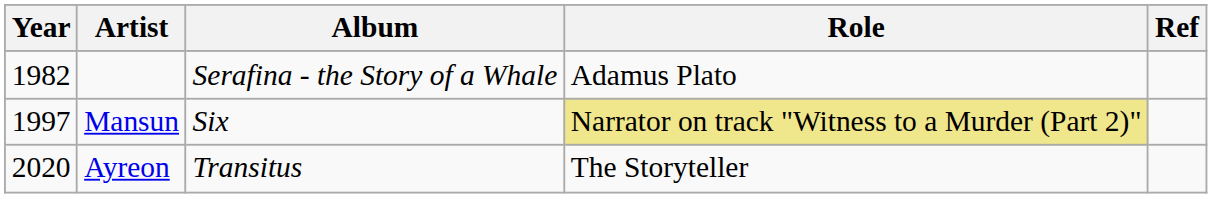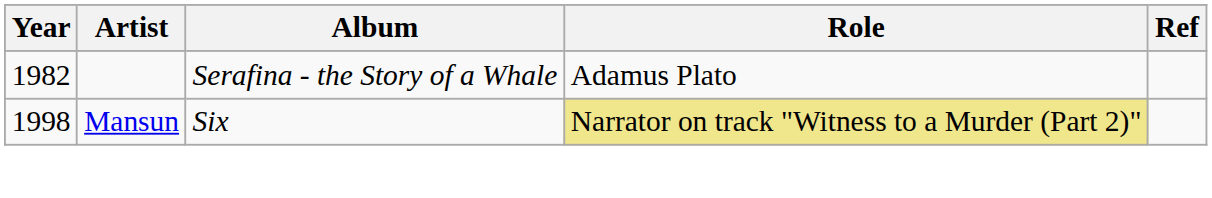(41, 121) 1997 -> (41, 121) 1998
- row: (127, 167)
